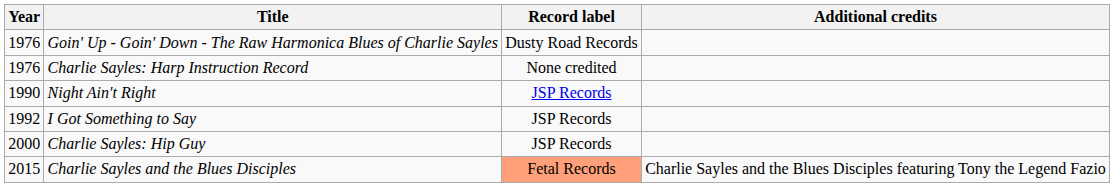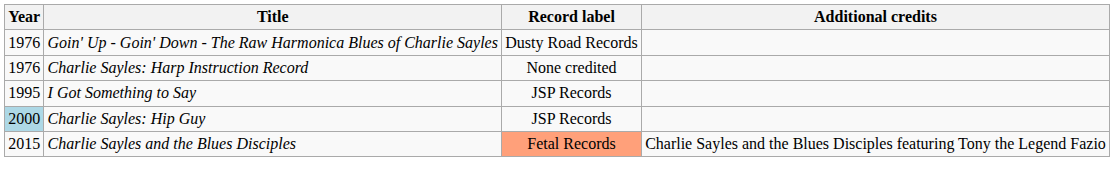- row: (102, 93)
(24, 118) 1992 -> (24, 93) 1995
(24, 144) no background -> (24, 118) lightblue background
